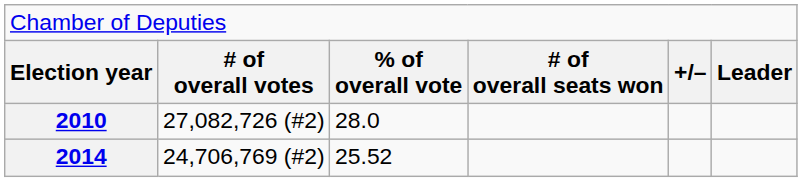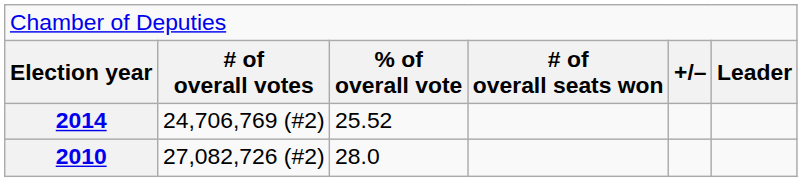rows swapped: (81, 120) <-> (81, 157)
